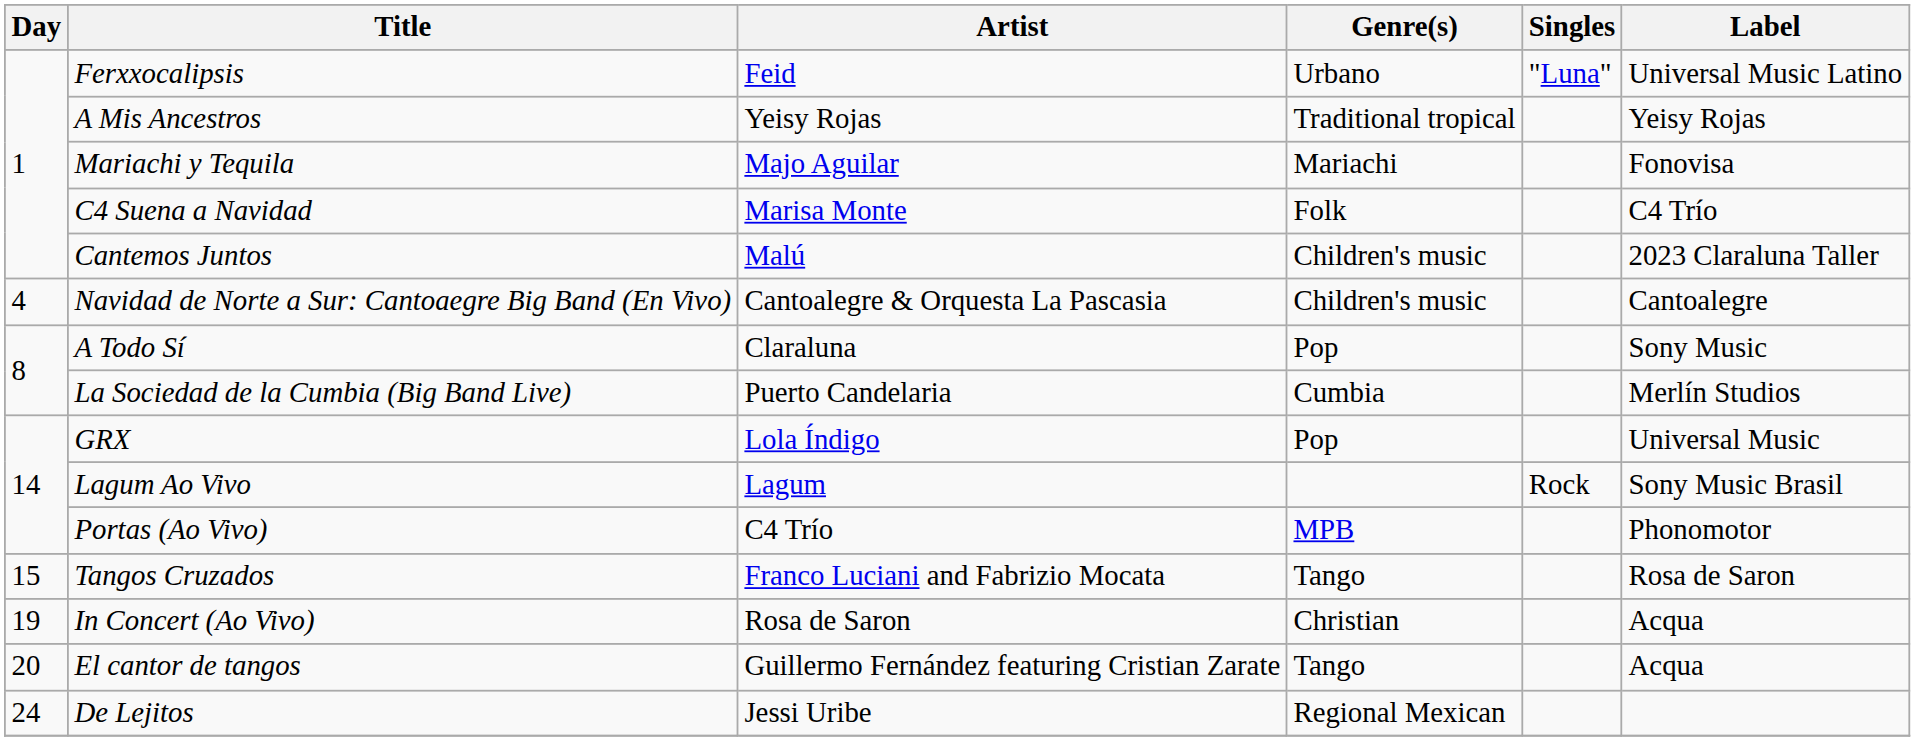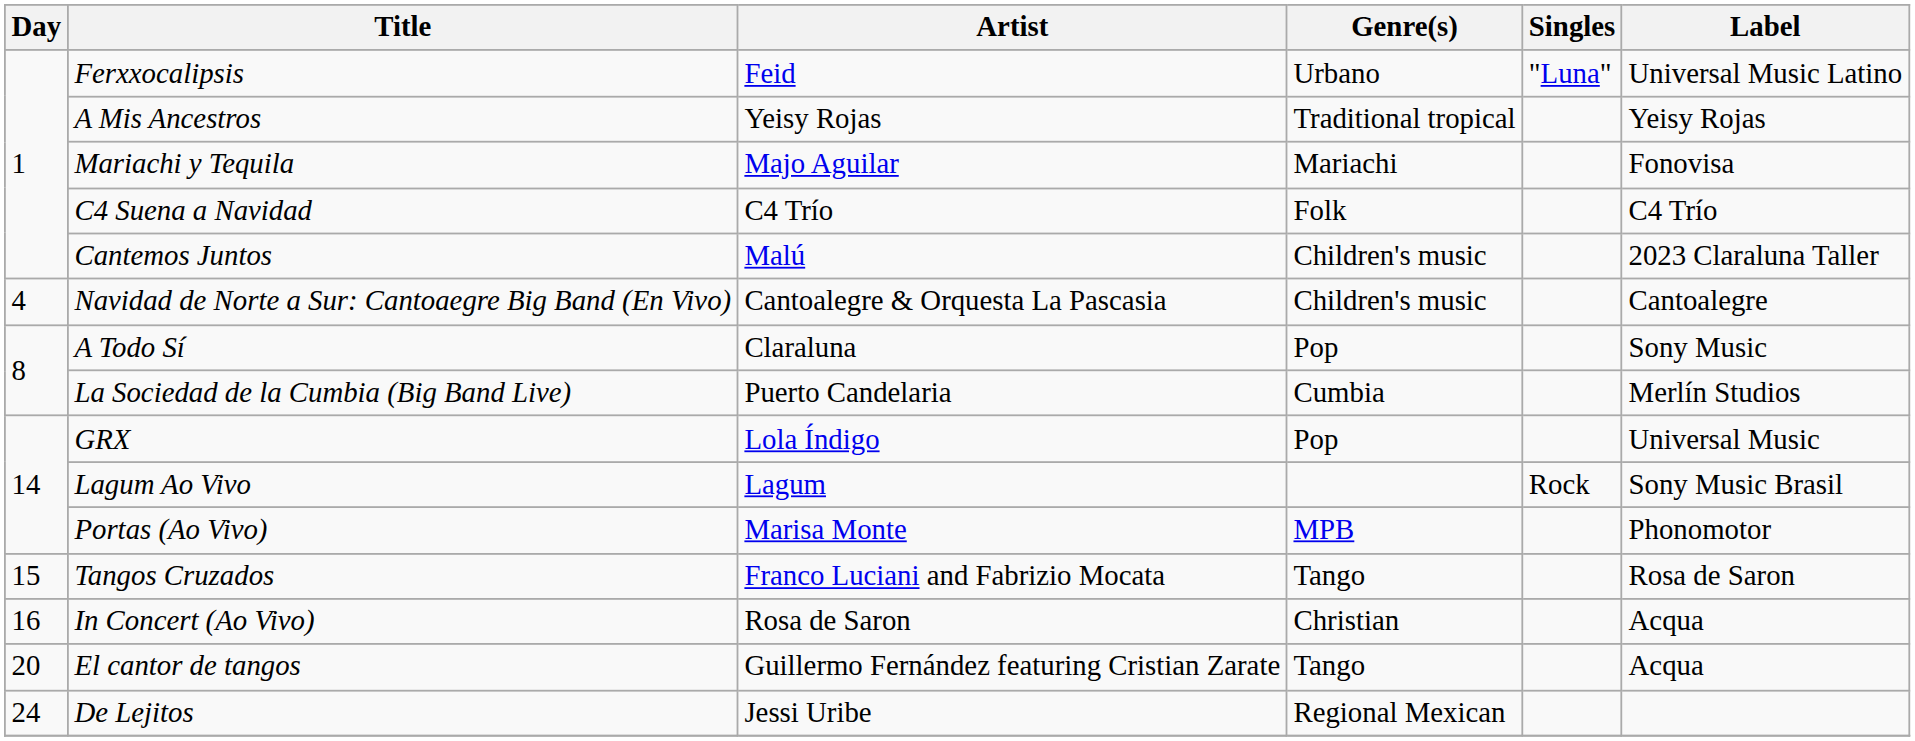(826, 210) Marisa Monte -> (789, 210) C4 Trío
(789, 529) C4 Trío -> (826, 529) Marisa Monte
(26, 621) 19 -> (26, 621) 16
